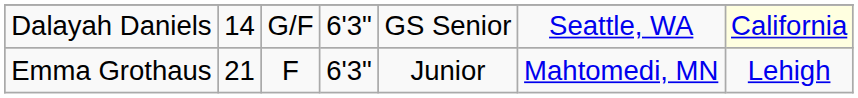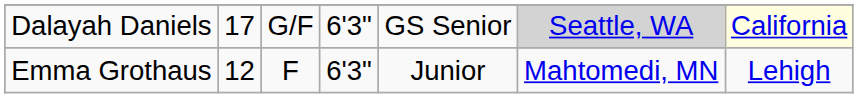(240, 26) 14 -> (240, 26) 17
(621, 26) no background -> (621, 26) lightgrey background
(240, 69) 21 -> (240, 69) 12
